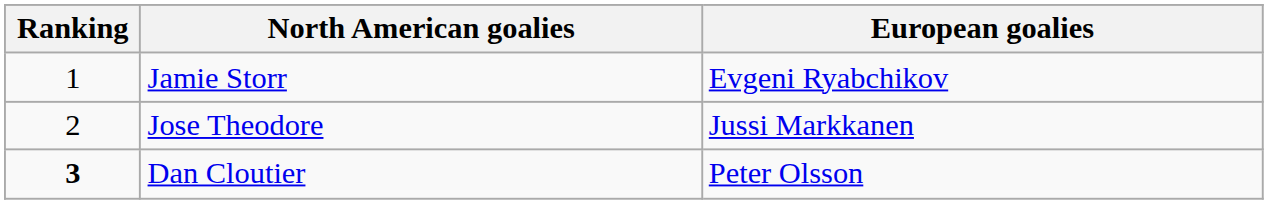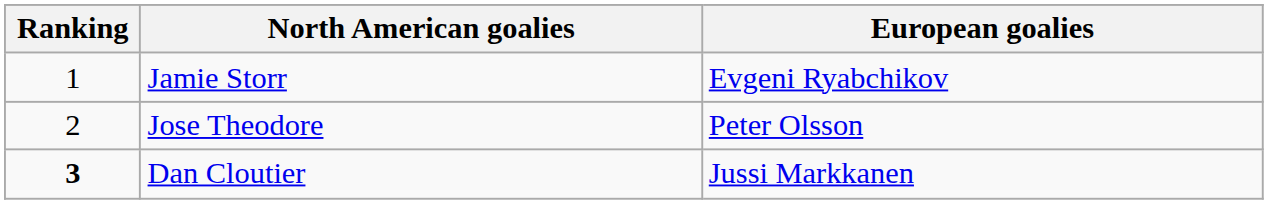(811, 125) Jussi Markkanen -> (786, 125) Peter Olsson
(786, 173) Peter Olsson -> (811, 173) Jussi Markkanen
